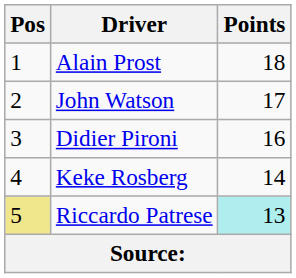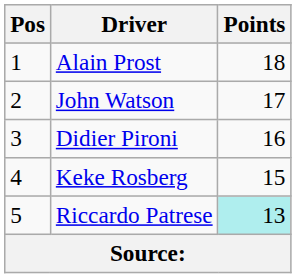(274, 177) 14 -> (274, 177) 15
(16, 215) khaki background -> (16, 215) no background
